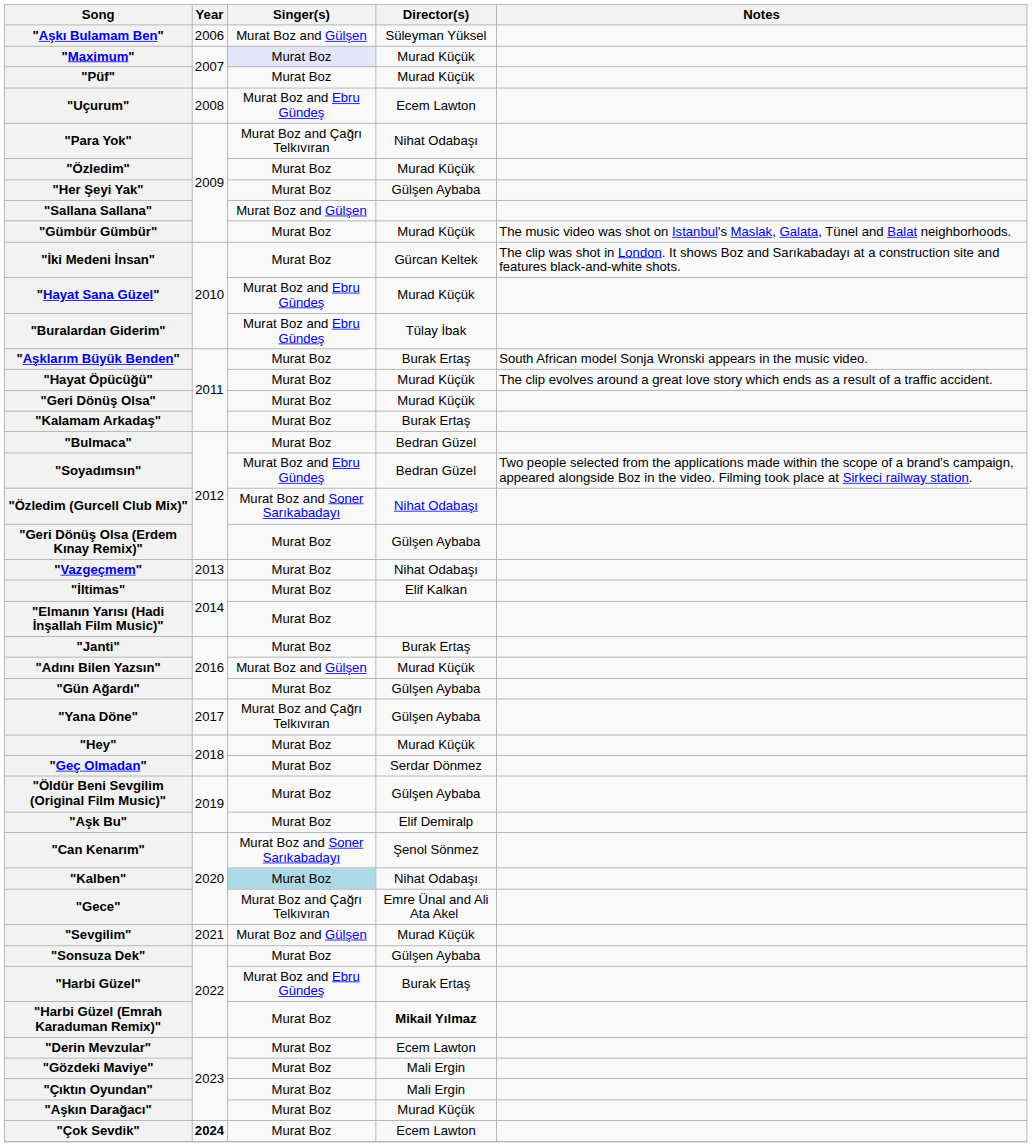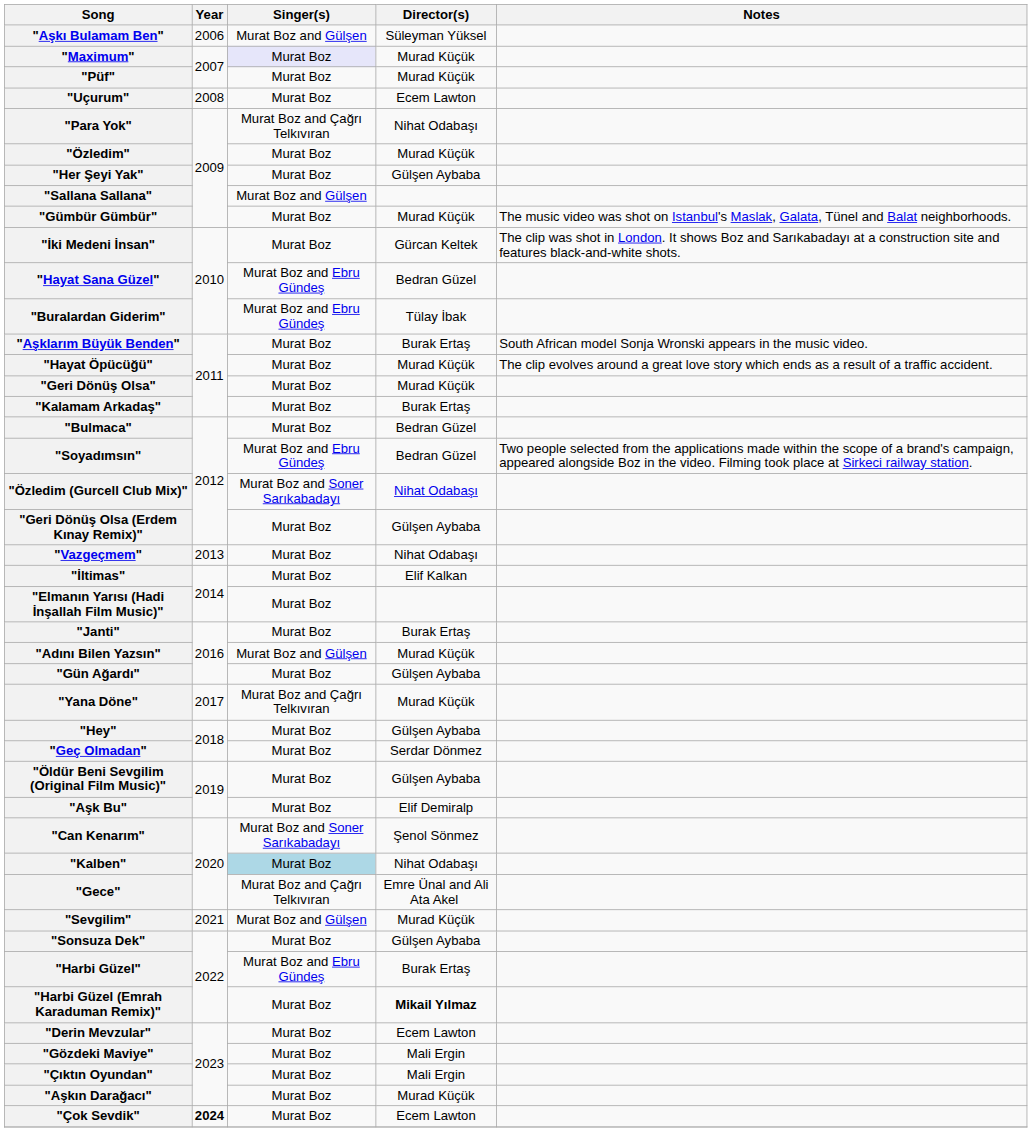(301, 105) Murat Boz and Ebru Gündeş -> (301, 98) Murat Boz
(436, 295) Murad Küçük -> (436, 280) Bedran Güzel
(436, 716) Gülşen Aybaba -> (436, 702) Murad Küçük
(436, 745) Murad Küçük -> (436, 730) Gülşen Aybaba
